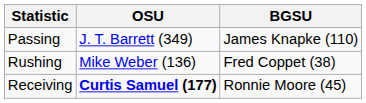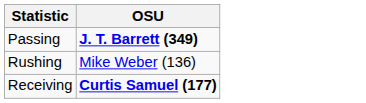- column: (291, 16)
(136, 39) normal -> (139, 39) bold
